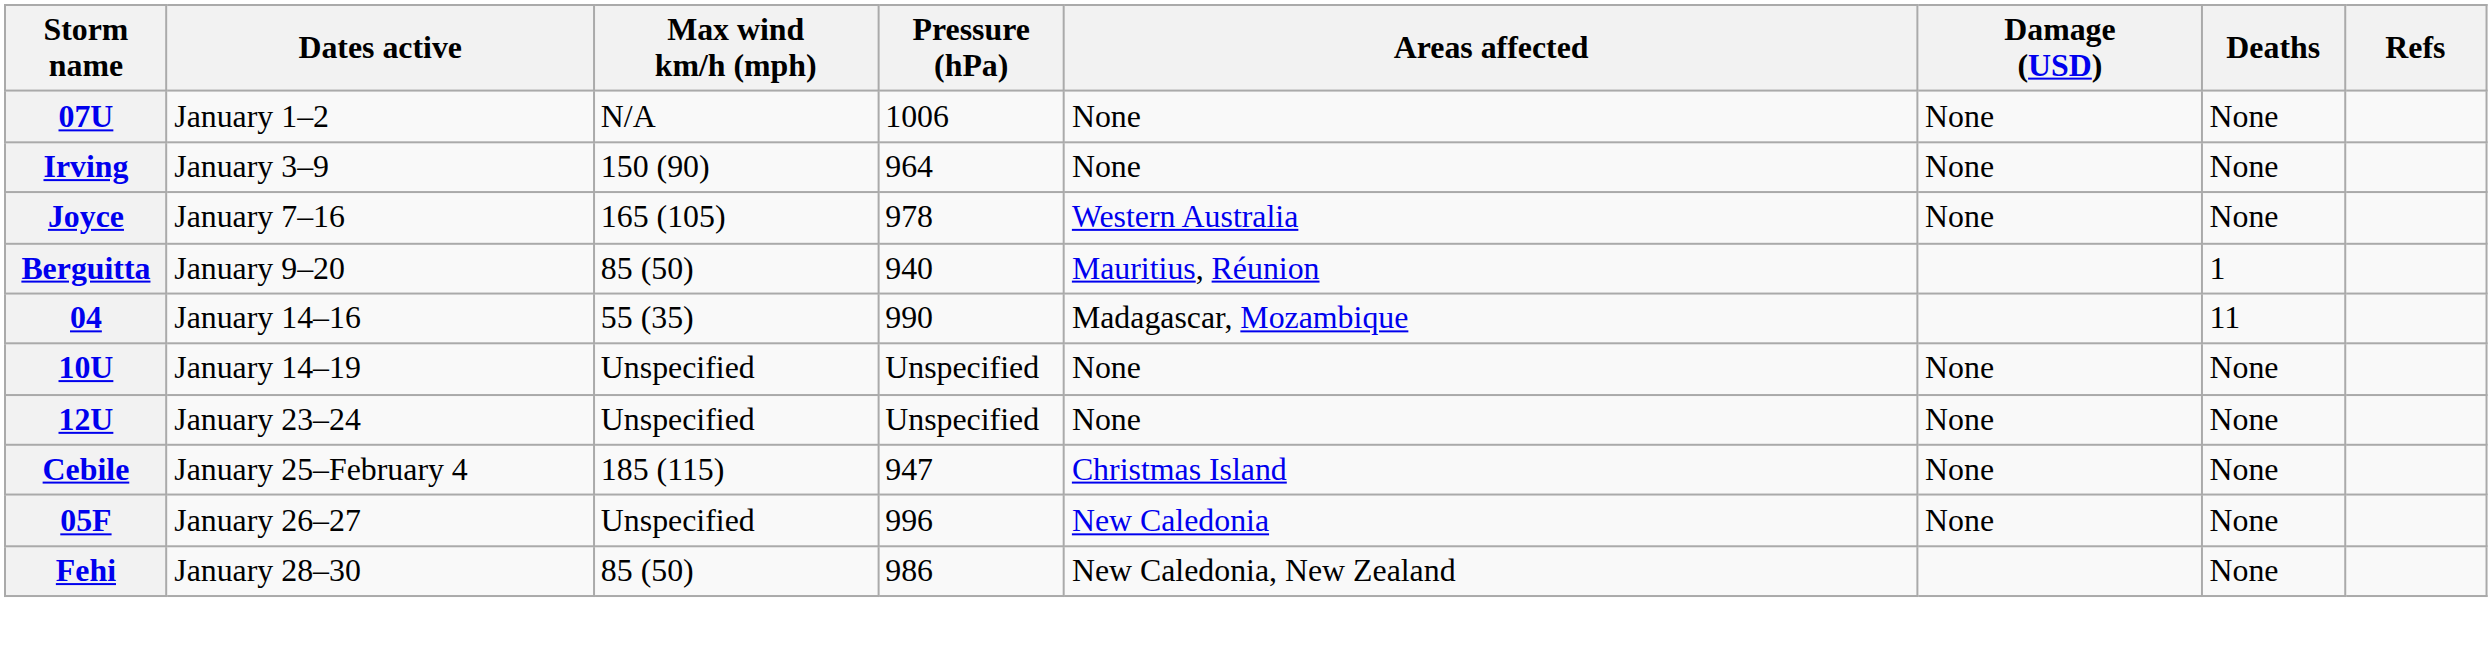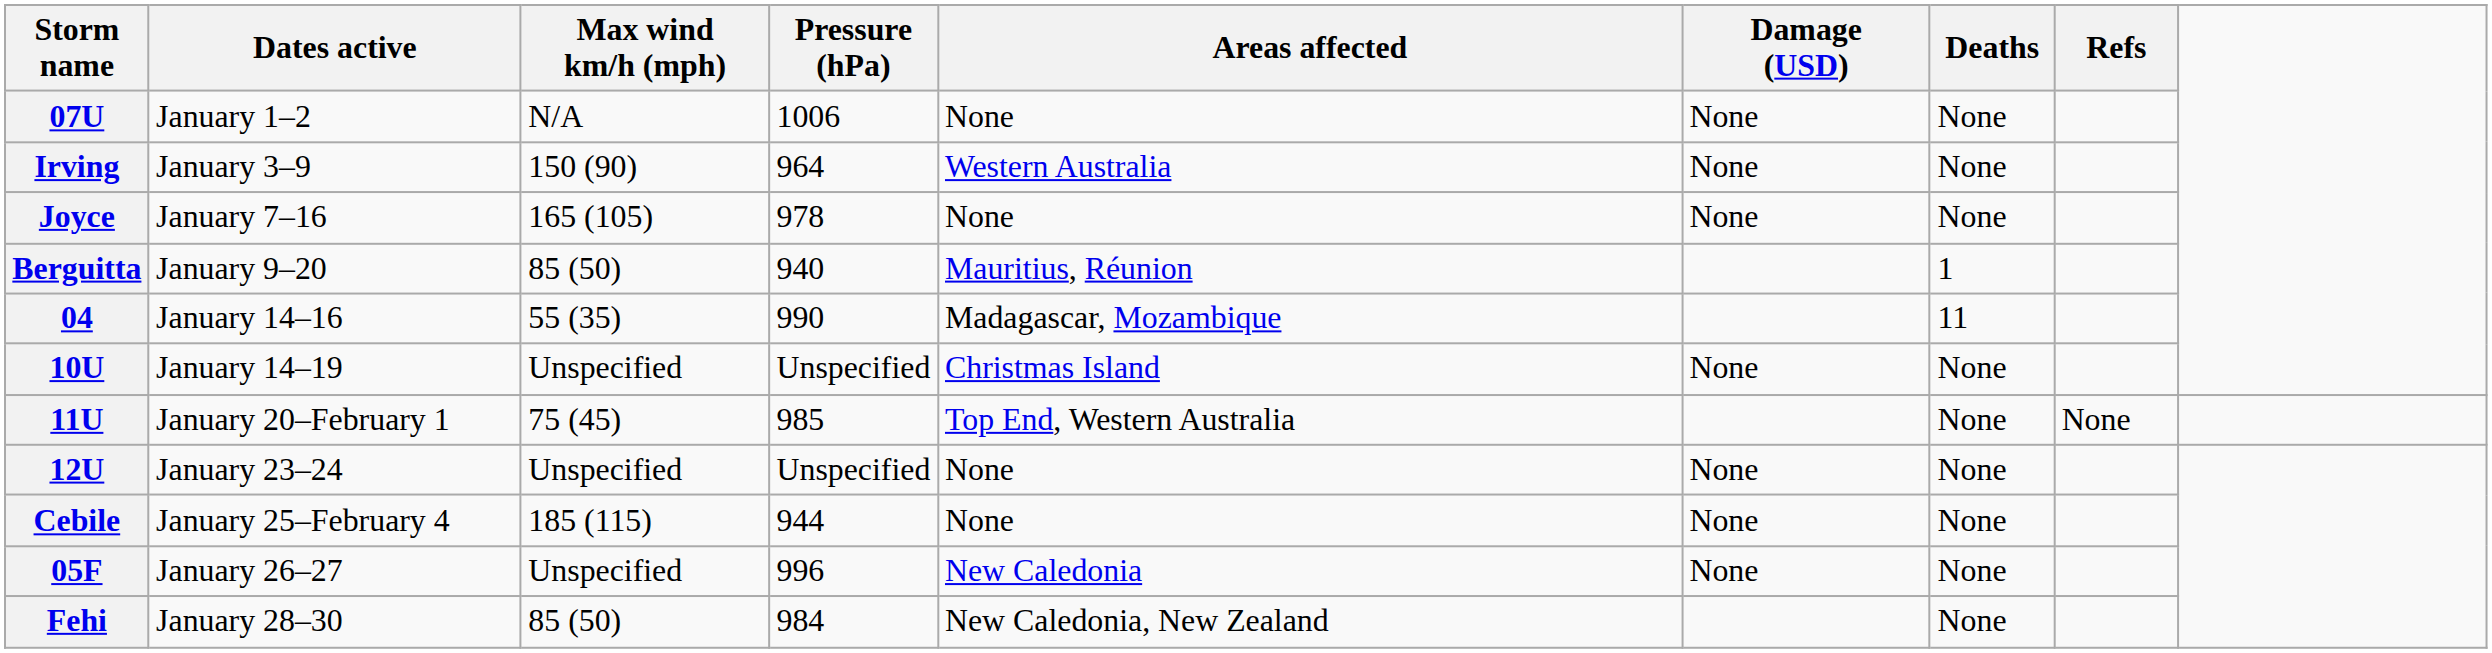(1106, 166) None -> (1058, 166) Western Australia
(1185, 217) Western Australia -> (979, 217) None
(1106, 368) None -> (1052, 368) Christmas Island
+ row: (77, 419)
(909, 469) 947 -> (800, 520) 944
(1179, 469) Christmas Island -> (979, 520) None
(909, 570) 986 -> (800, 621) 984
